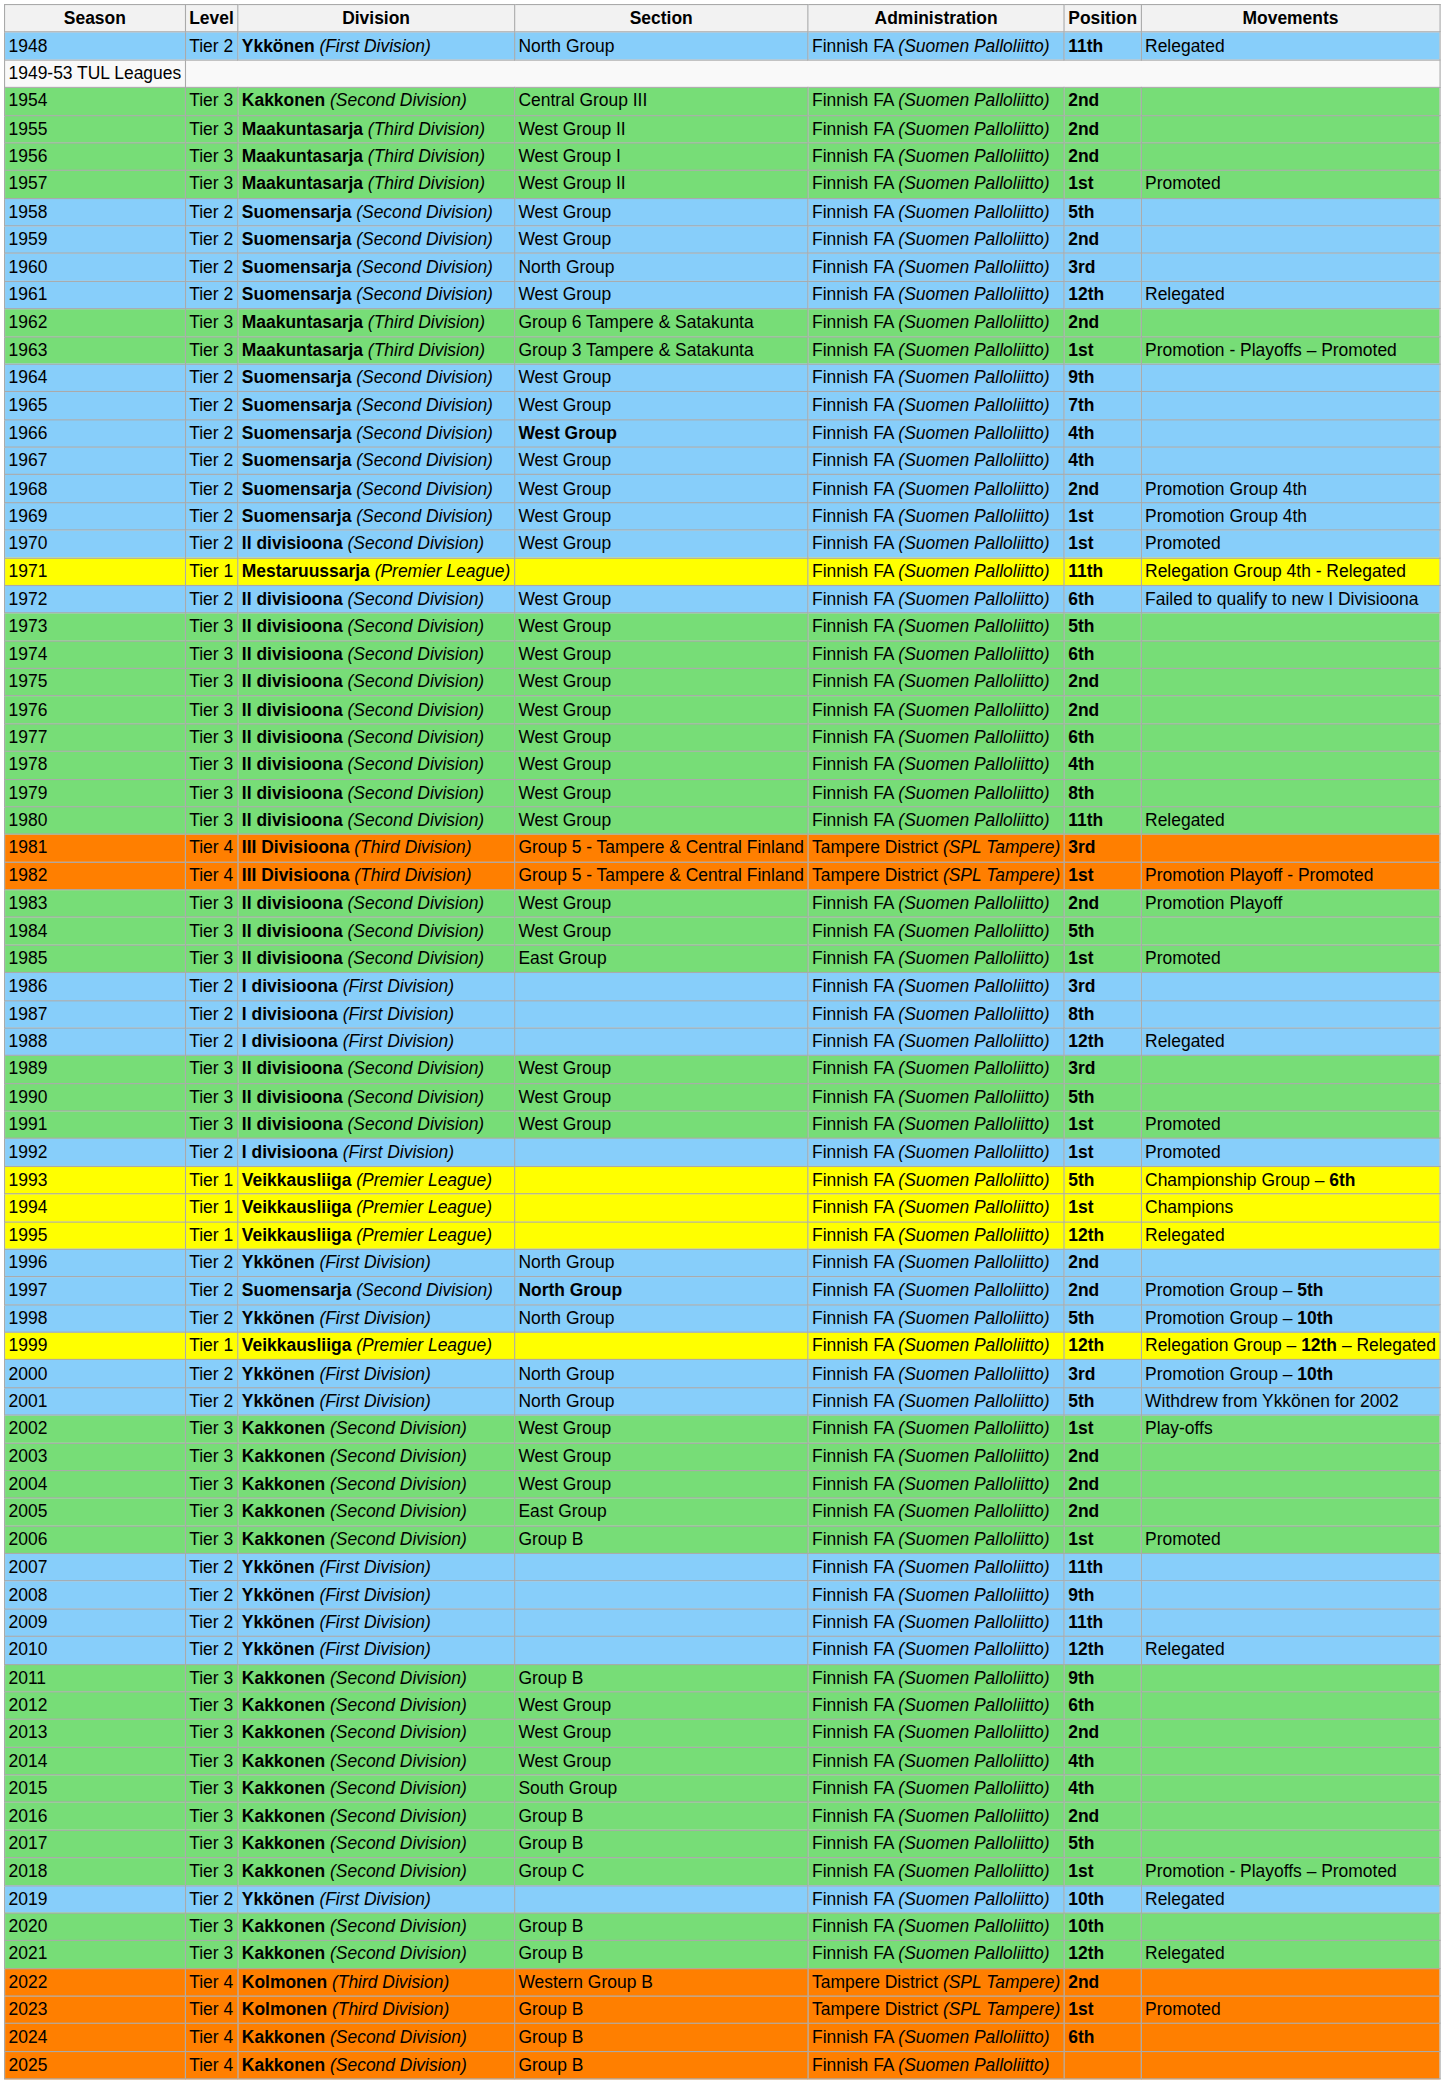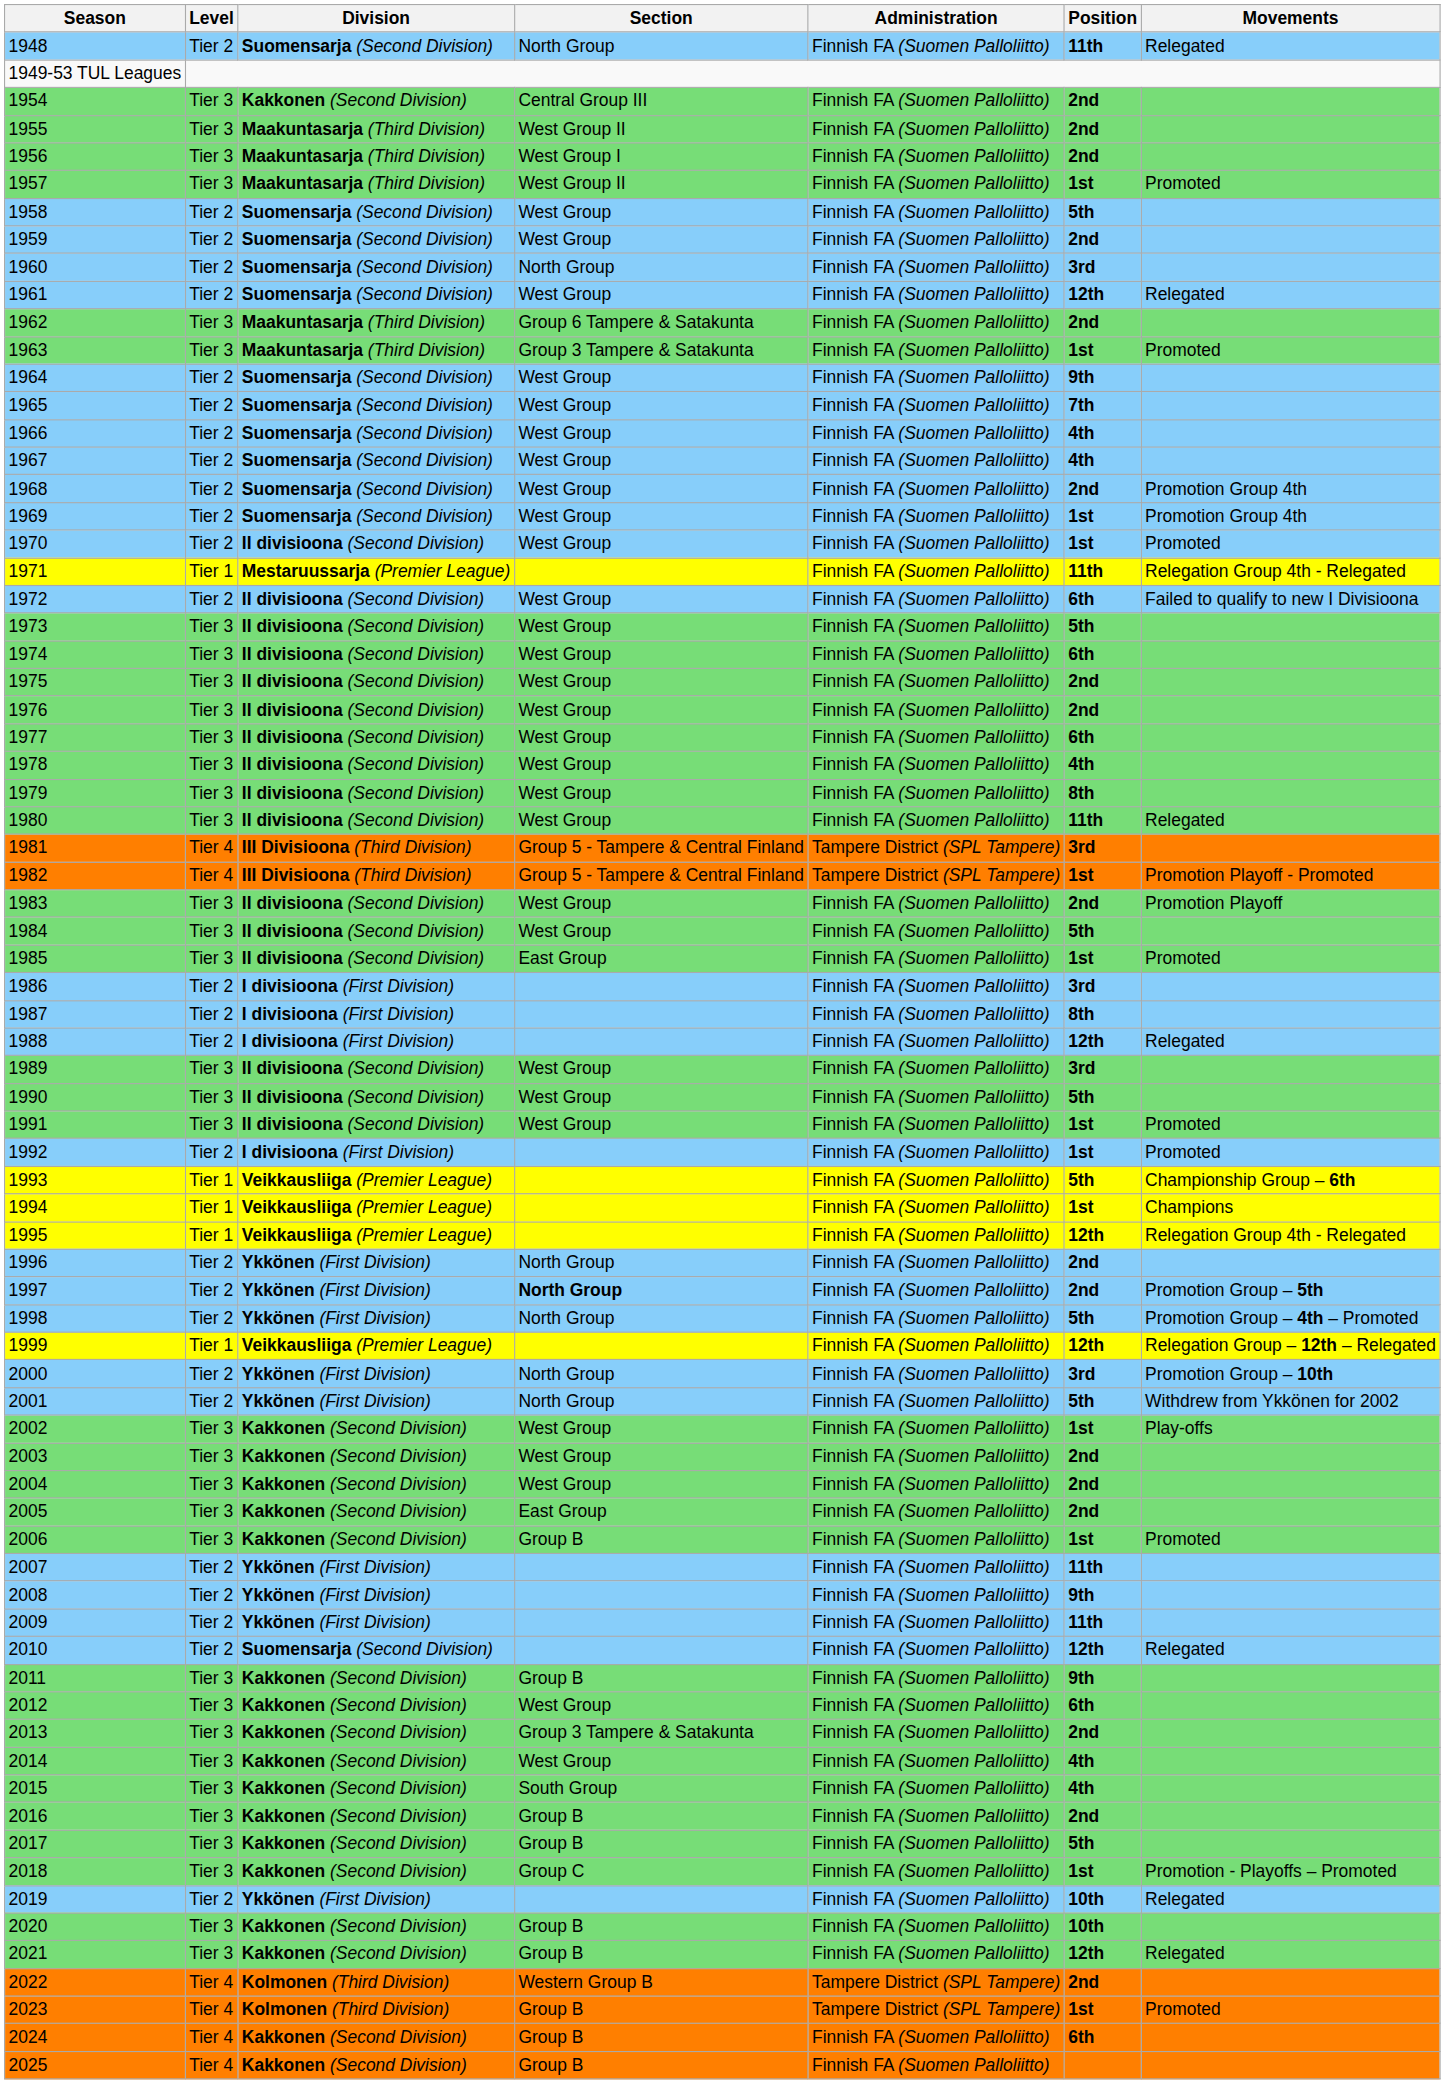(336, 45) Ykkönen (First Division) -> (367, 45) Suomensarja (Second Division)
(1271, 350) Promotion - Playoffs – Promoted -> (1183, 350) Promoted
(568, 433) bold -> (565, 433) normal
(1185, 1235) Relegated -> (1275, 1235) Relegation Group 4th - Relegated
(367, 1290) Suomensarja (Second Division) -> (336, 1290) Ykkönen (First Division)
(1239, 1318) Promotion Group – 10th -> (1282, 1318) Promotion Group – 4th – Promoted
(336, 1650) Ykkönen (First Division) -> (367, 1650) Suomensarja (Second Division)
(565, 1733) West Group -> (636, 1733) Group 3 Tampere & Satakunta
